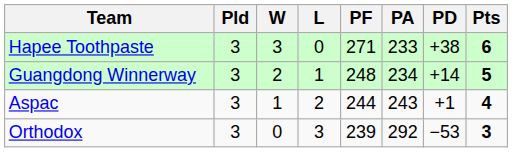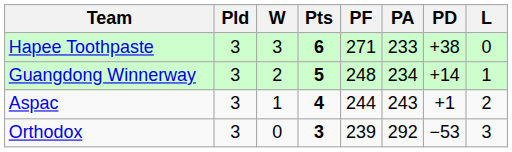columns swapped: (319, 18) <-> (487, 18)
